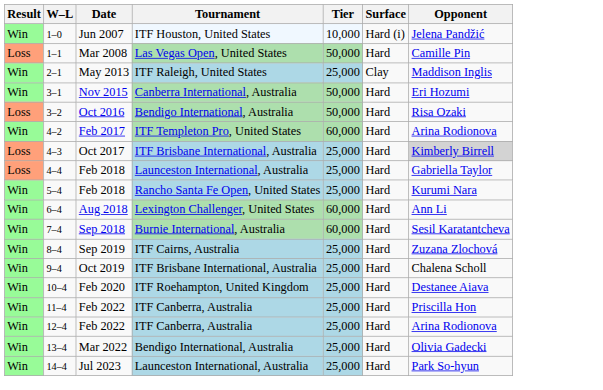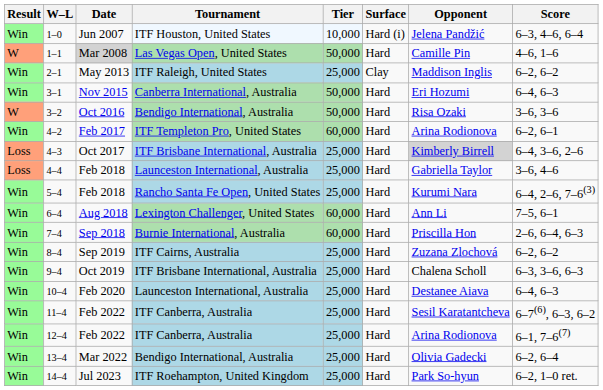+ column: (555, 14)
(19, 53) Loss -> (13, 53) W
(103, 53) no background -> (103, 53) lightgrey background
(19, 111) Loss -> (13, 111) W
(461, 229) Sesil Karatantcheva -> (444, 232) Priscilla Hon
(222, 287) ITF Roehampton, United Kingdom -> (222, 291) Launceston International, Australia
(444, 307) Priscilla Hon -> (461, 312) Sesil Karatantcheva
(222, 365) Launceston International, Australia -> (222, 375) ITF Roehampton, United Kingdom
